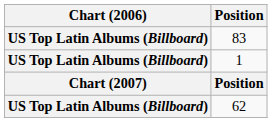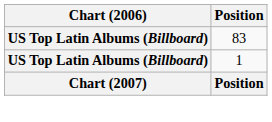- row: (239, 106)
